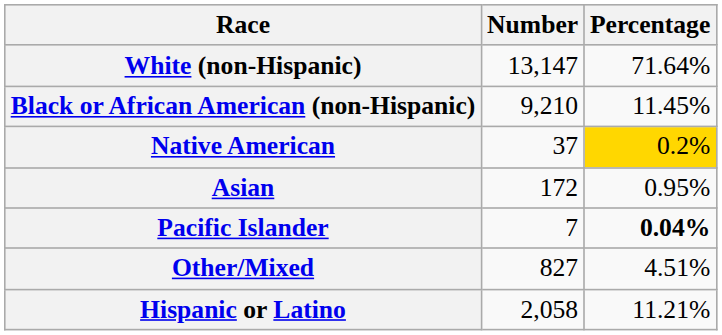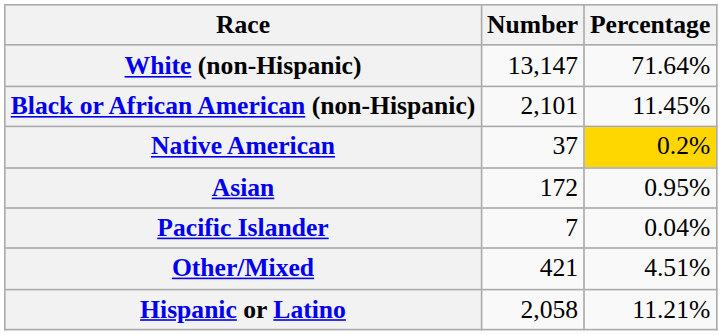(549, 106) 9,210 -> (549, 106) 2,101
(675, 227) bold -> (677, 227) normal
(559, 268) 827 -> (559, 268) 421
